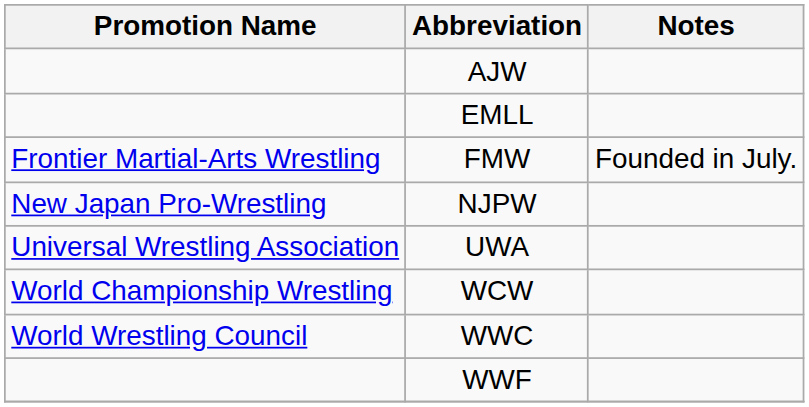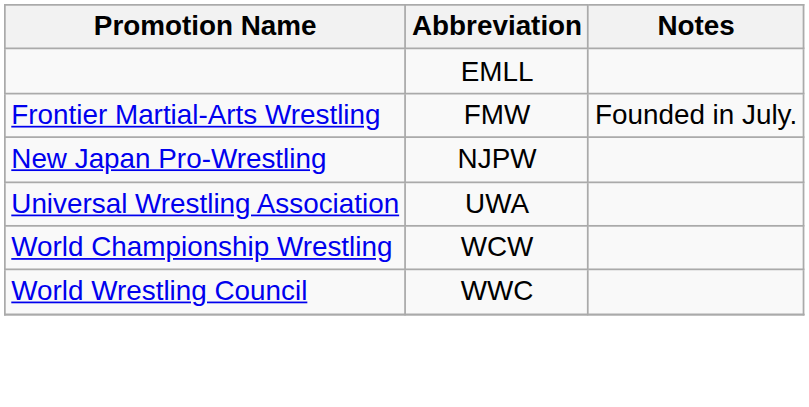- row: (497, 70)
- row: (497, 379)
